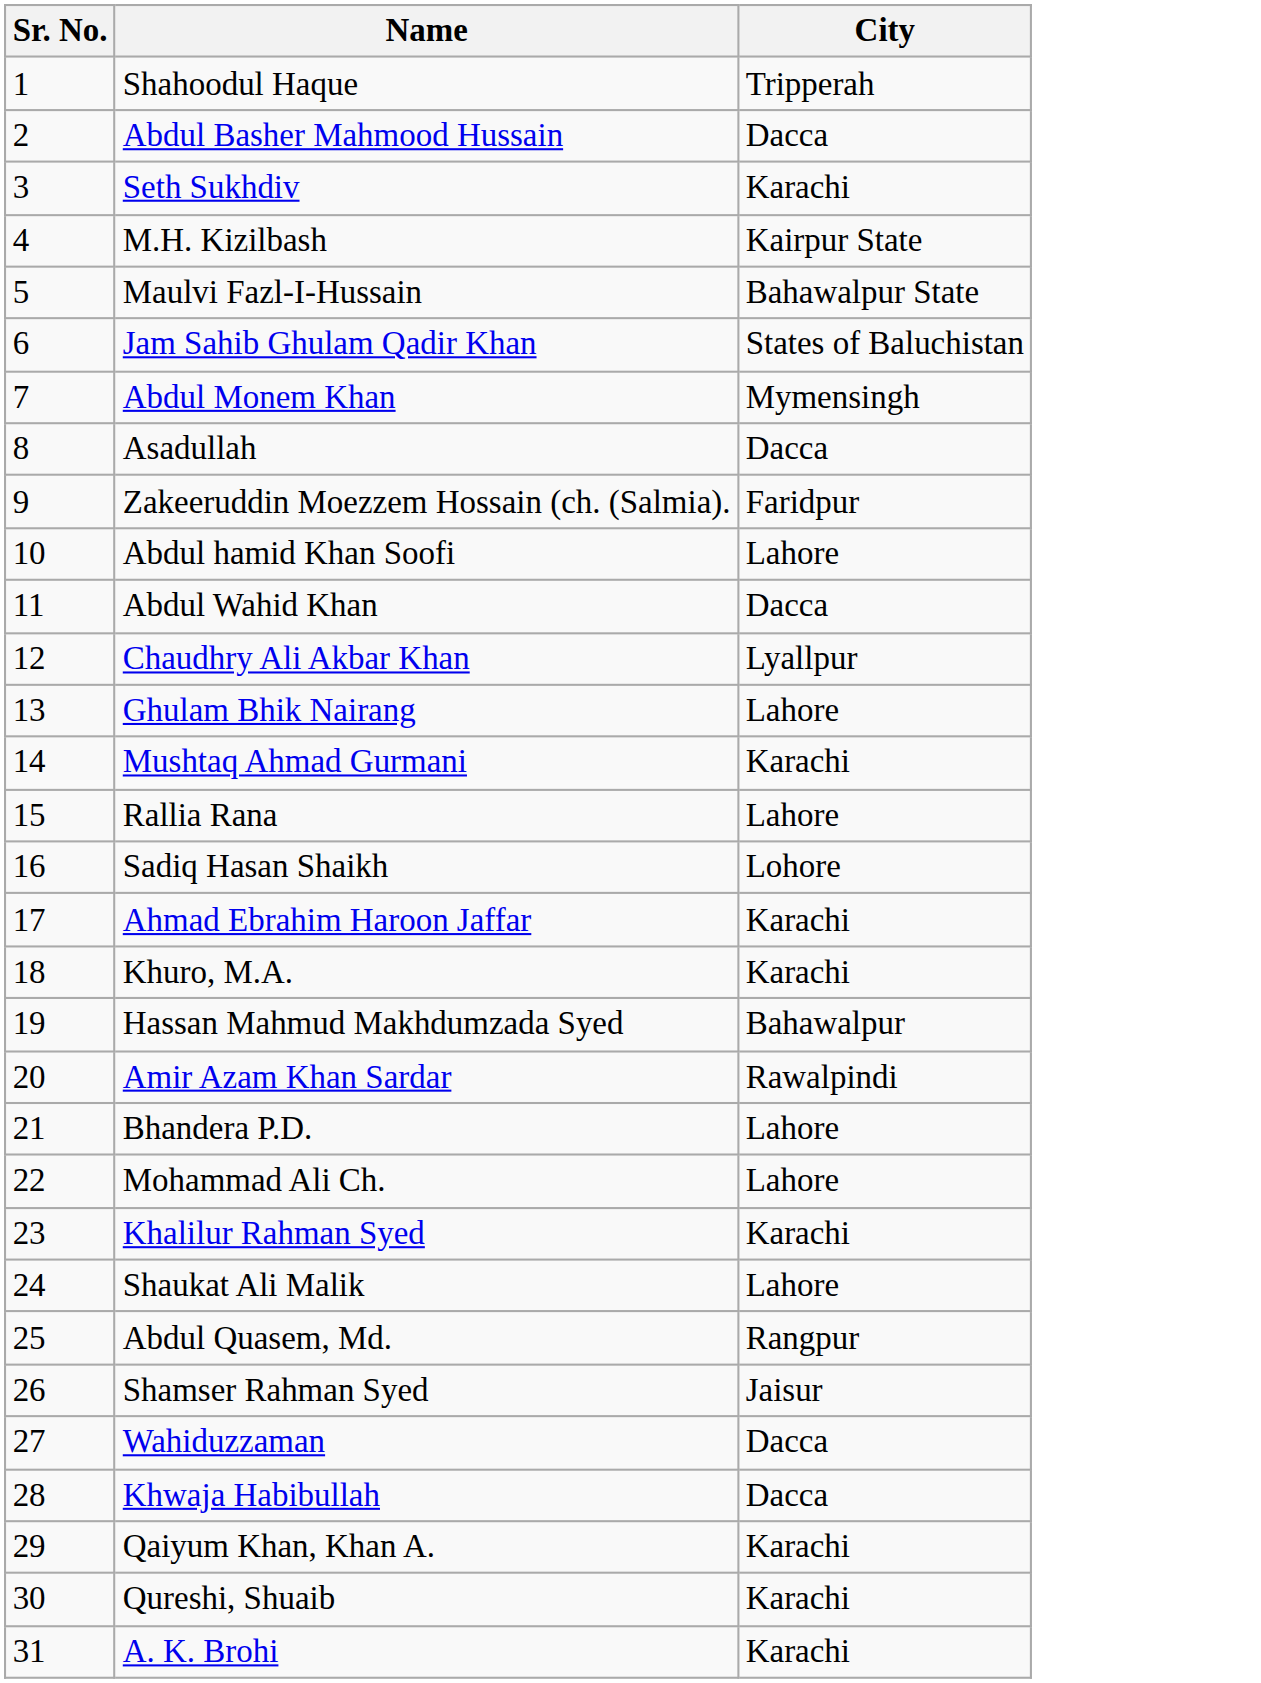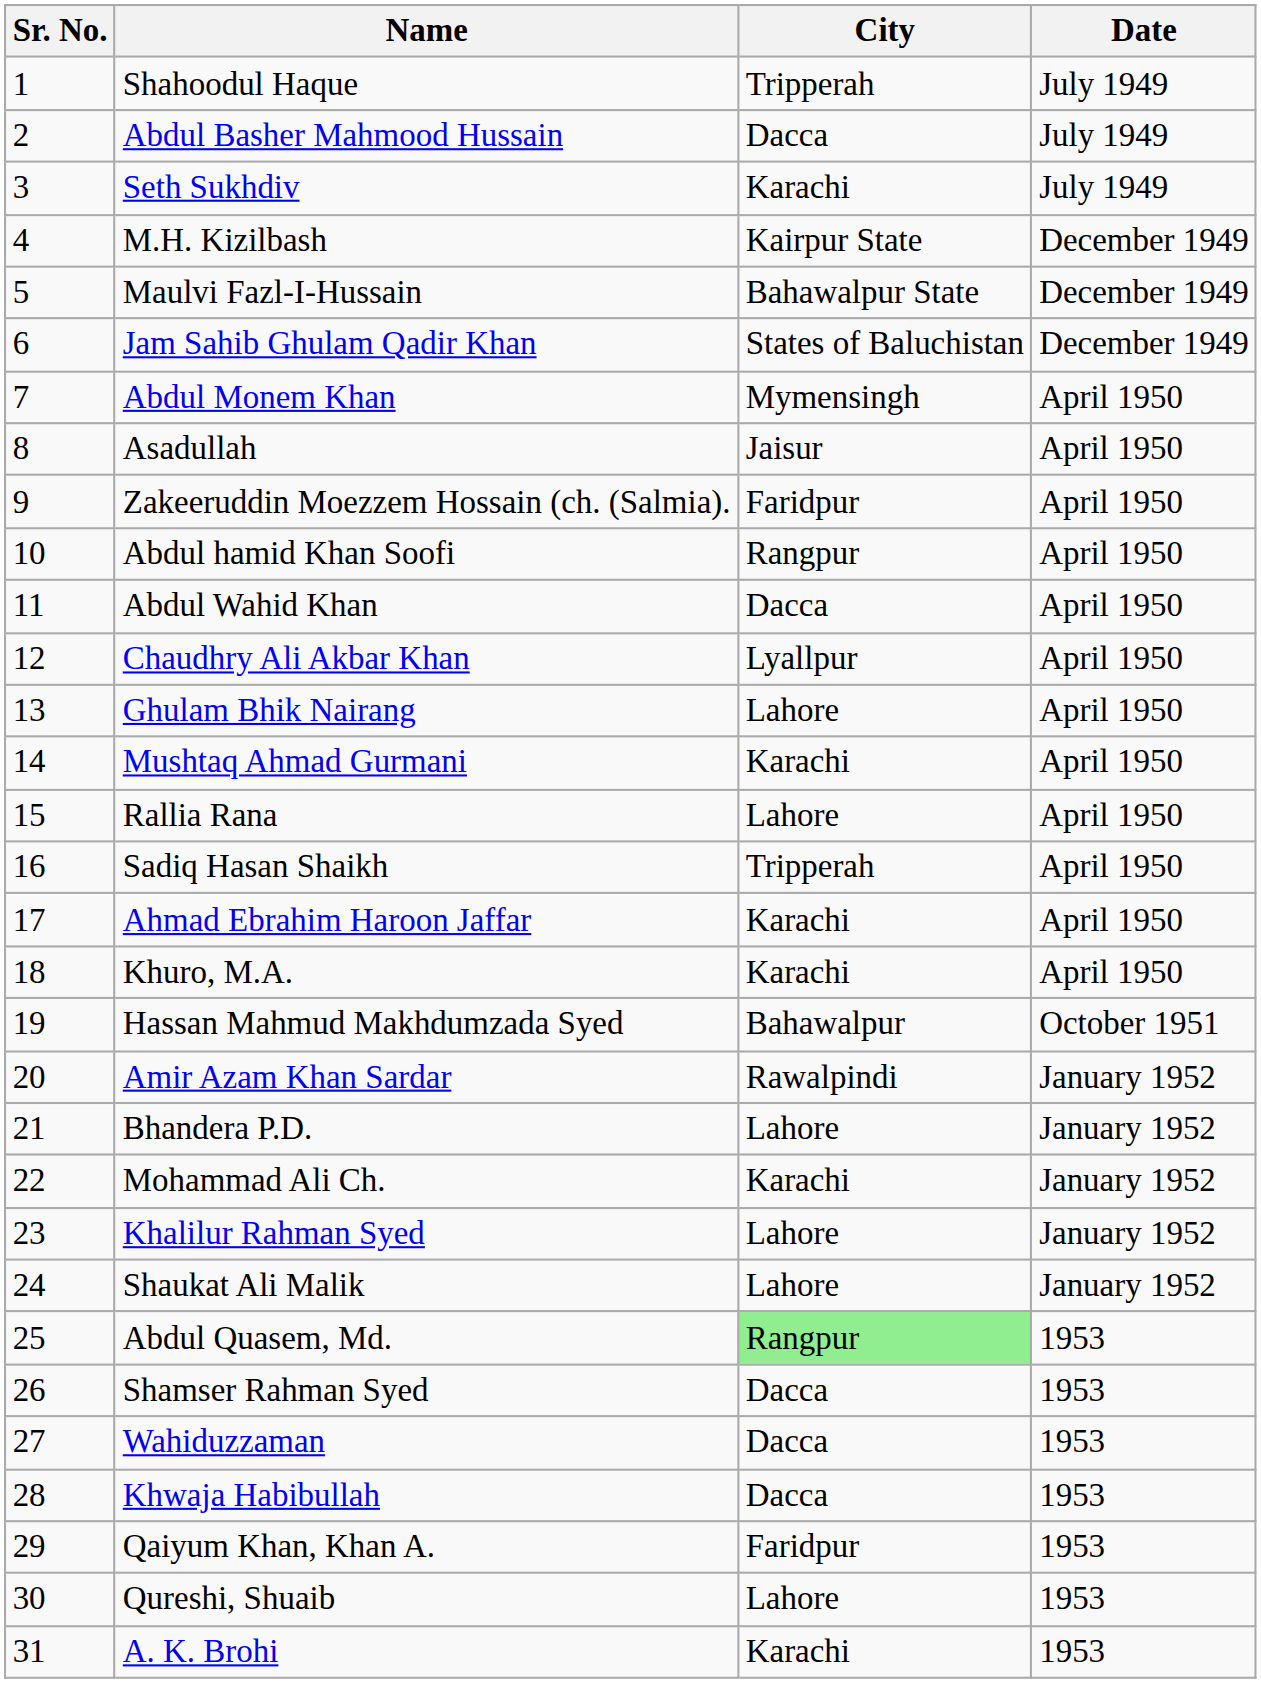+ column: (1144, 30)
(787, 448) Dacca -> (784, 448) Jaisur
(792, 553) Lahore -> (802, 553) Rangpur
(793, 866) Lohore -> (810, 866) Tripperah
(792, 1180) Lahore -> (798, 1180) Karachi
(798, 1232) Karachi -> (792, 1232) Lahore
(802, 1337) no background -> (802, 1337) lightgreen background
(784, 1389) Jaisur -> (787, 1389) Dacca
(798, 1546) Karachi -> (802, 1546) Faridpur
(798, 1598) Karachi -> (792, 1598) Lahore
